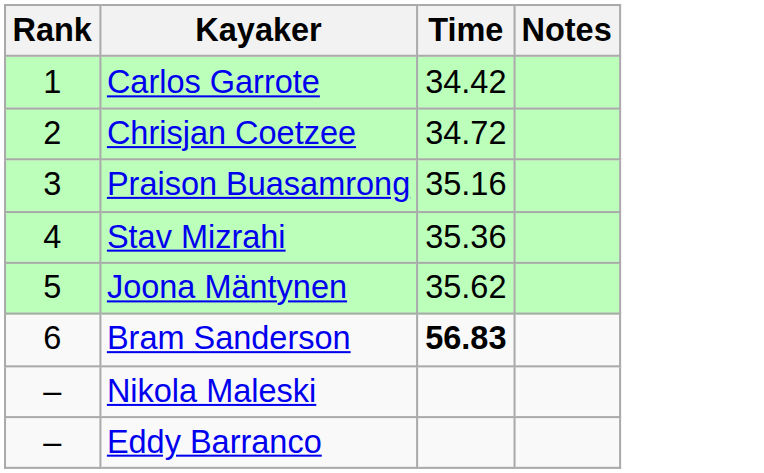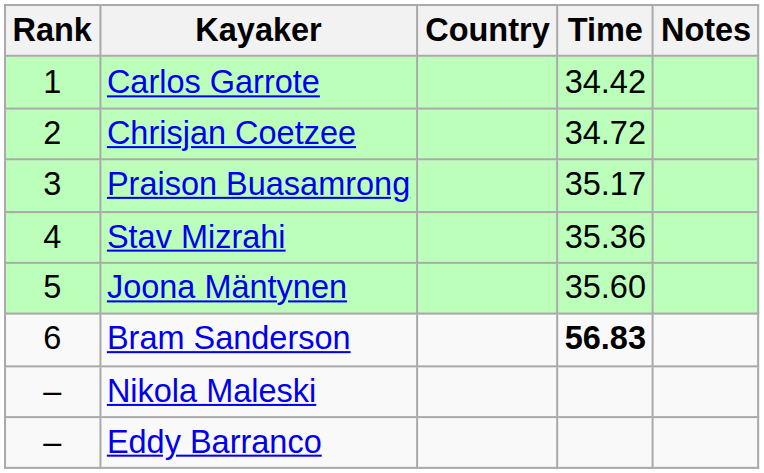+ column: (487, 30)
(466, 184) 35.16 -> (605, 184) 35.17
(466, 287) 35.62 -> (605, 287) 35.60
